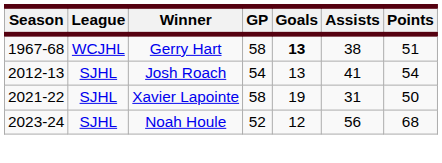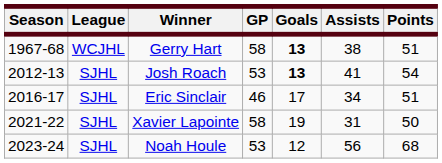(257, 73) 54 -> (257, 73) 53
(297, 73) normal -> (297, 73) bold
+ row: (186, 97)
(257, 121) 52 -> (257, 146) 53
